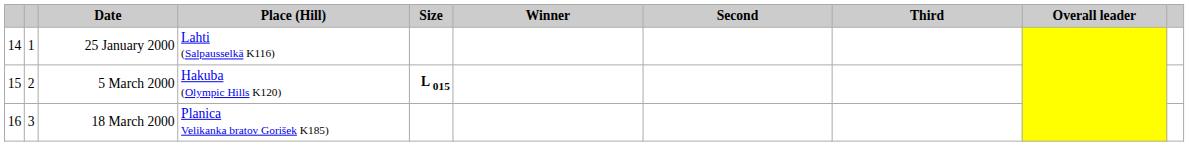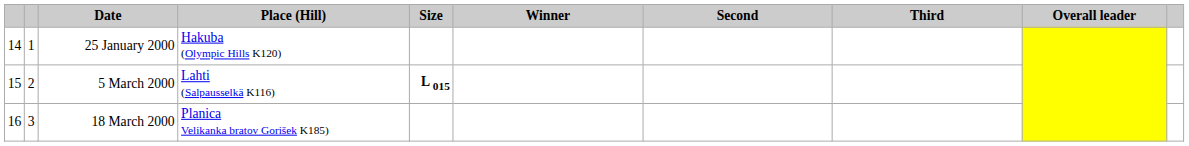(228, 45) Lahti (Salpausselkä K116) -> (231, 45) Hakuba (Olympic Hills K120)
(231, 83) Hakuba (Olympic Hills K120) -> (228, 83) Lahti (Salpausselkä K116)
